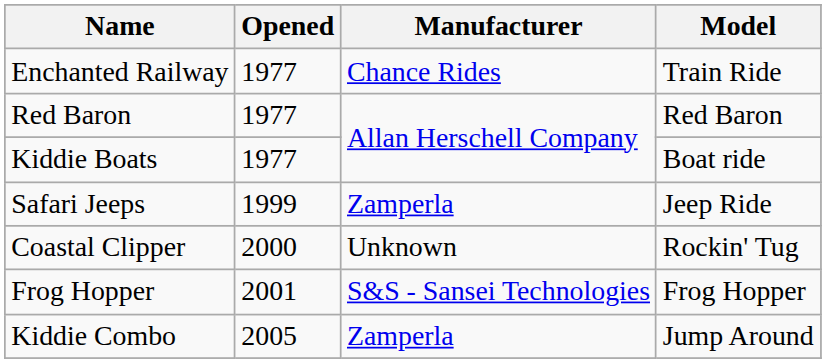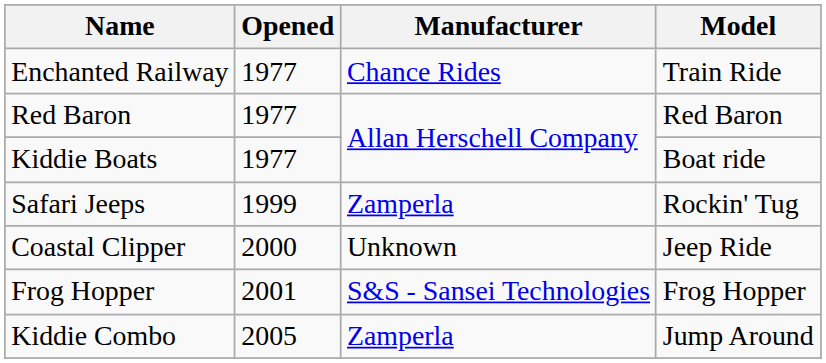(717, 203) Jeep Ride -> (731, 203) Rockin' Tug
(731, 247) Rockin' Tug -> (717, 247) Jeep Ride
